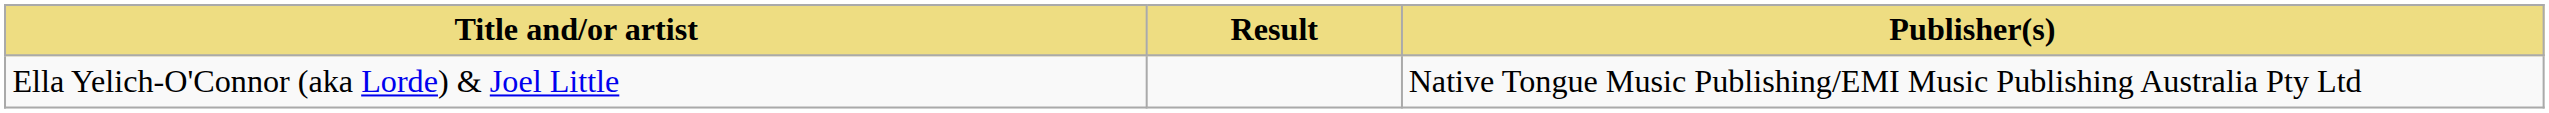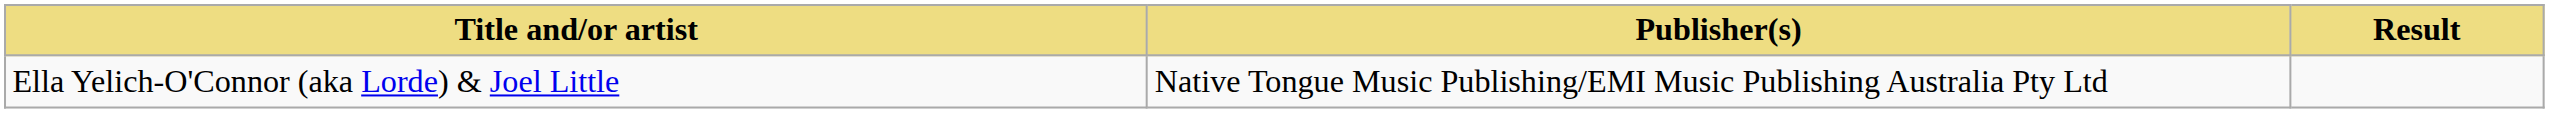columns swapped: (1972, 30) <-> (1274, 30)
